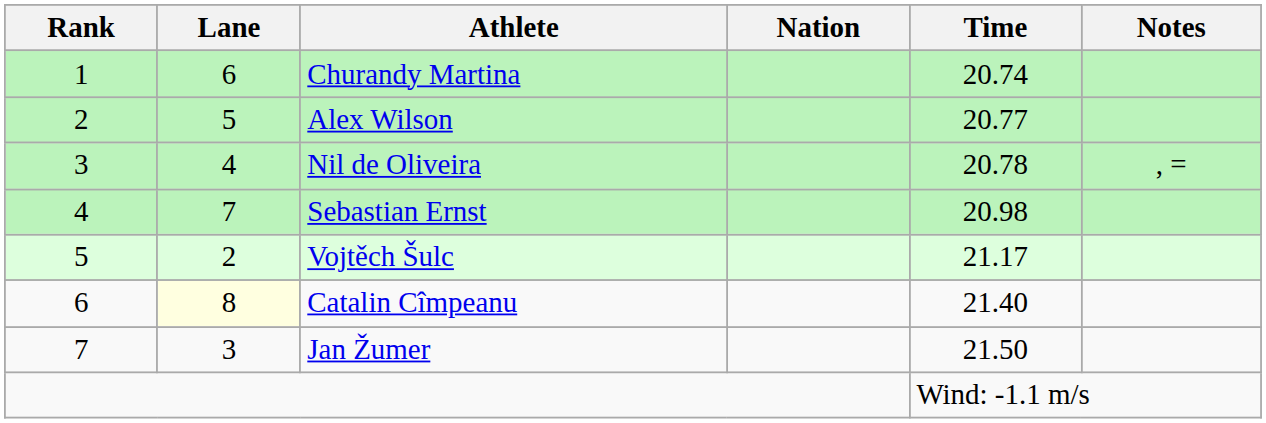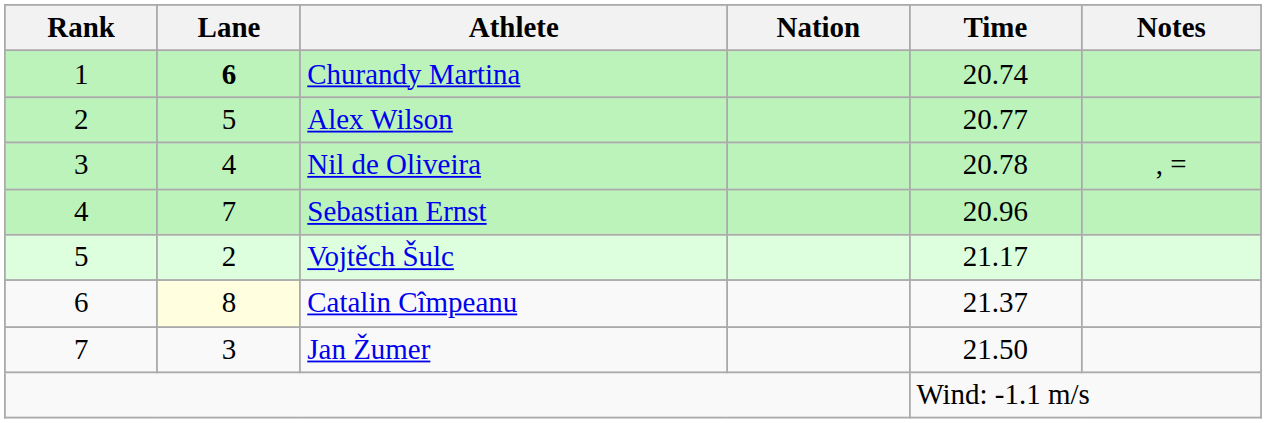(229, 73) normal -> (229, 73) bold
(995, 211) 20.98 -> (995, 211) 20.96
(995, 303) 21.40 -> (995, 303) 21.37
